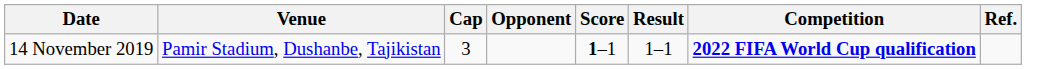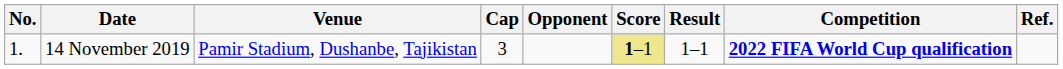+ column: (23, 19)
(602, 49) no background -> (638, 49) khaki background
